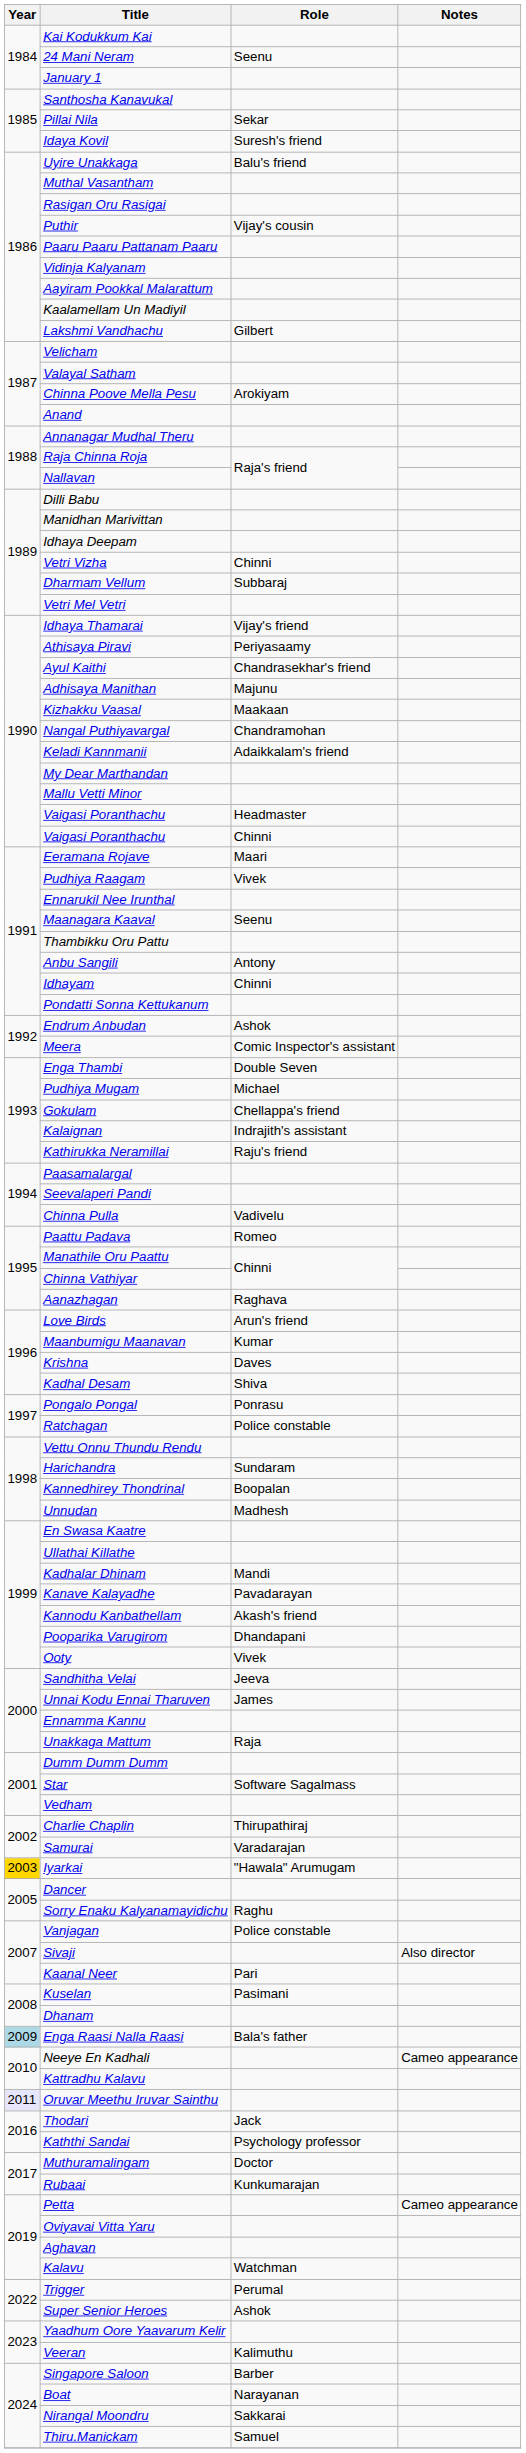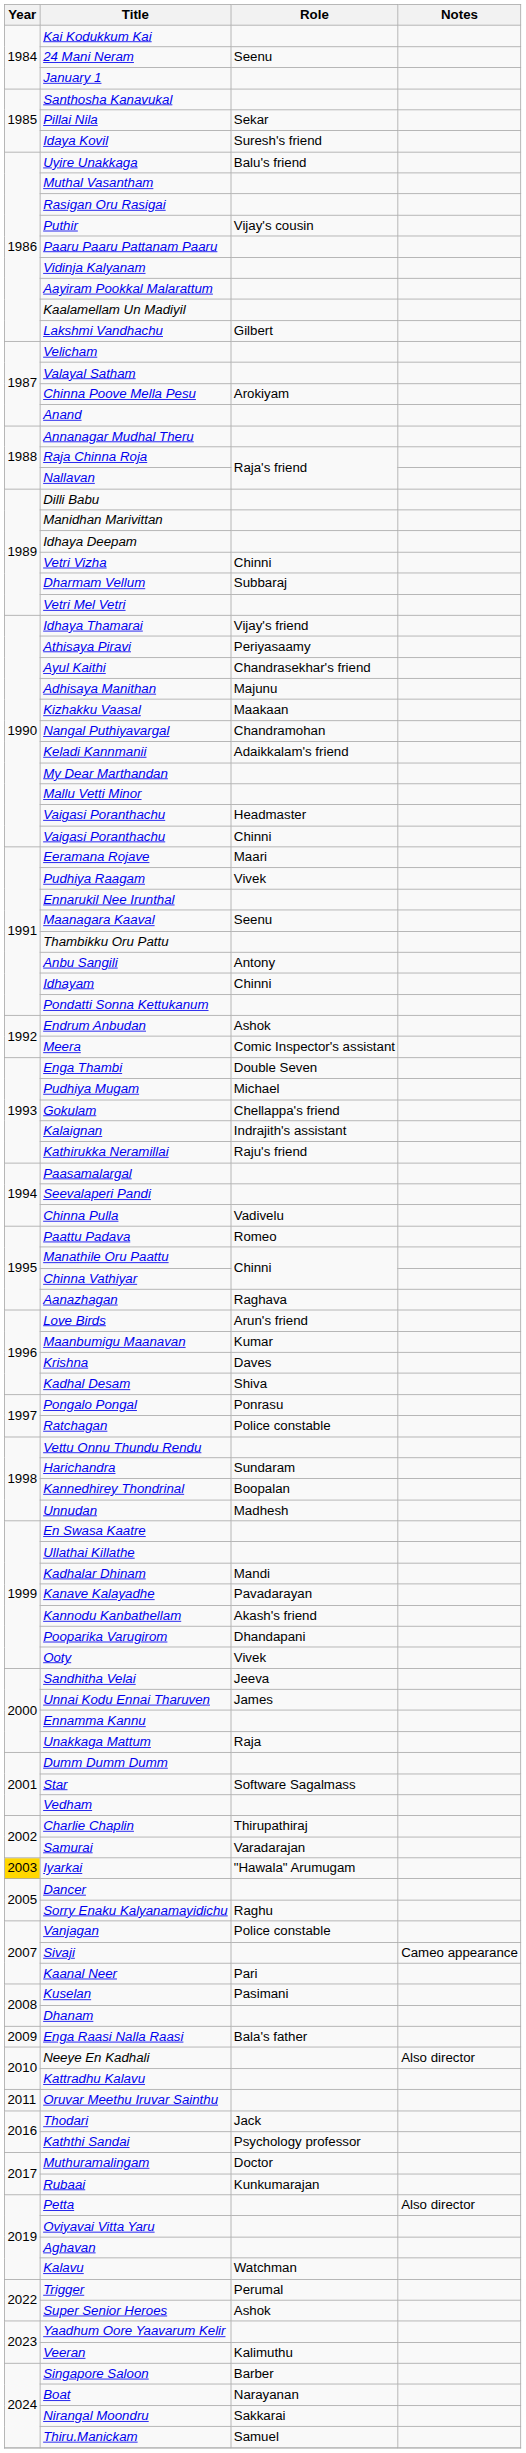(438, 1952) Also director -> (459, 1952) Cameo appearance
(22, 2036) lightblue background -> (22, 2036) no background
(459, 2057) Cameo appearance -> (438, 2057) Also director
(22, 2100) lavender background -> (22, 2100) no background
(459, 2205) Cameo appearance -> (438, 2205) Also director
